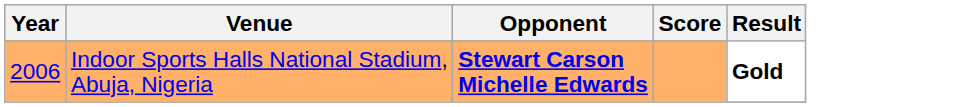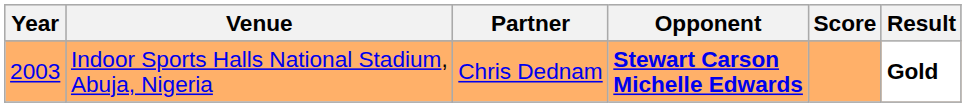+ column: (531, 23)
(35, 71) 2006 -> (35, 71) 2003
